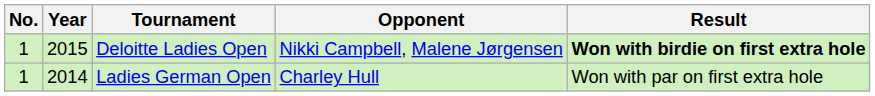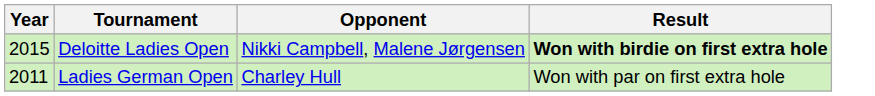- column: (24, 19)
(67, 77) 2014 -> (29, 77) 2011
